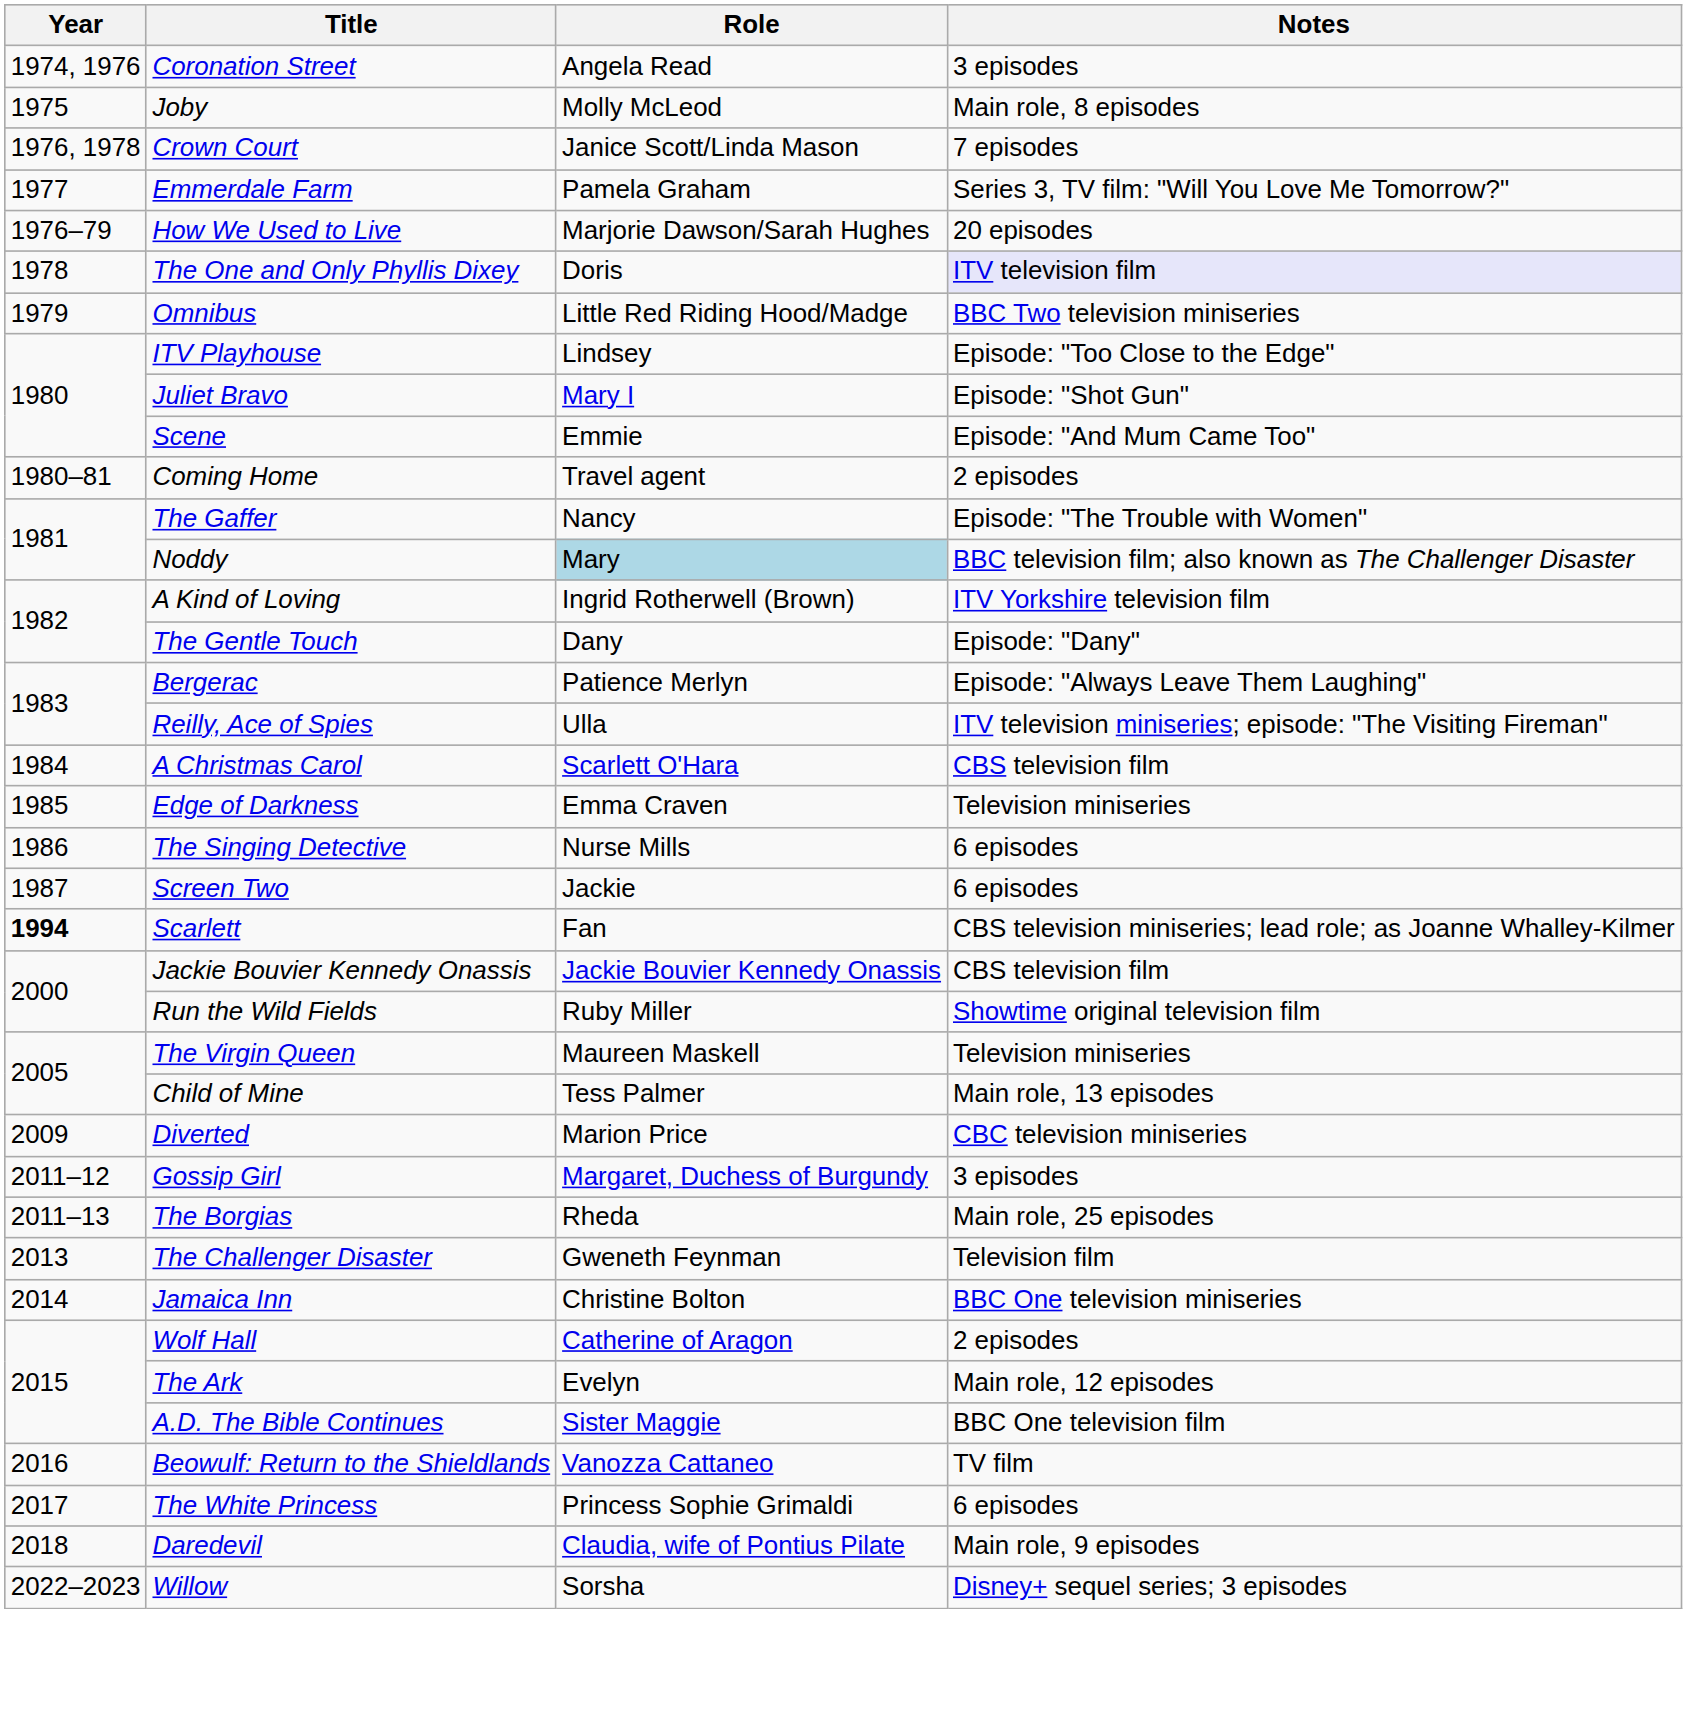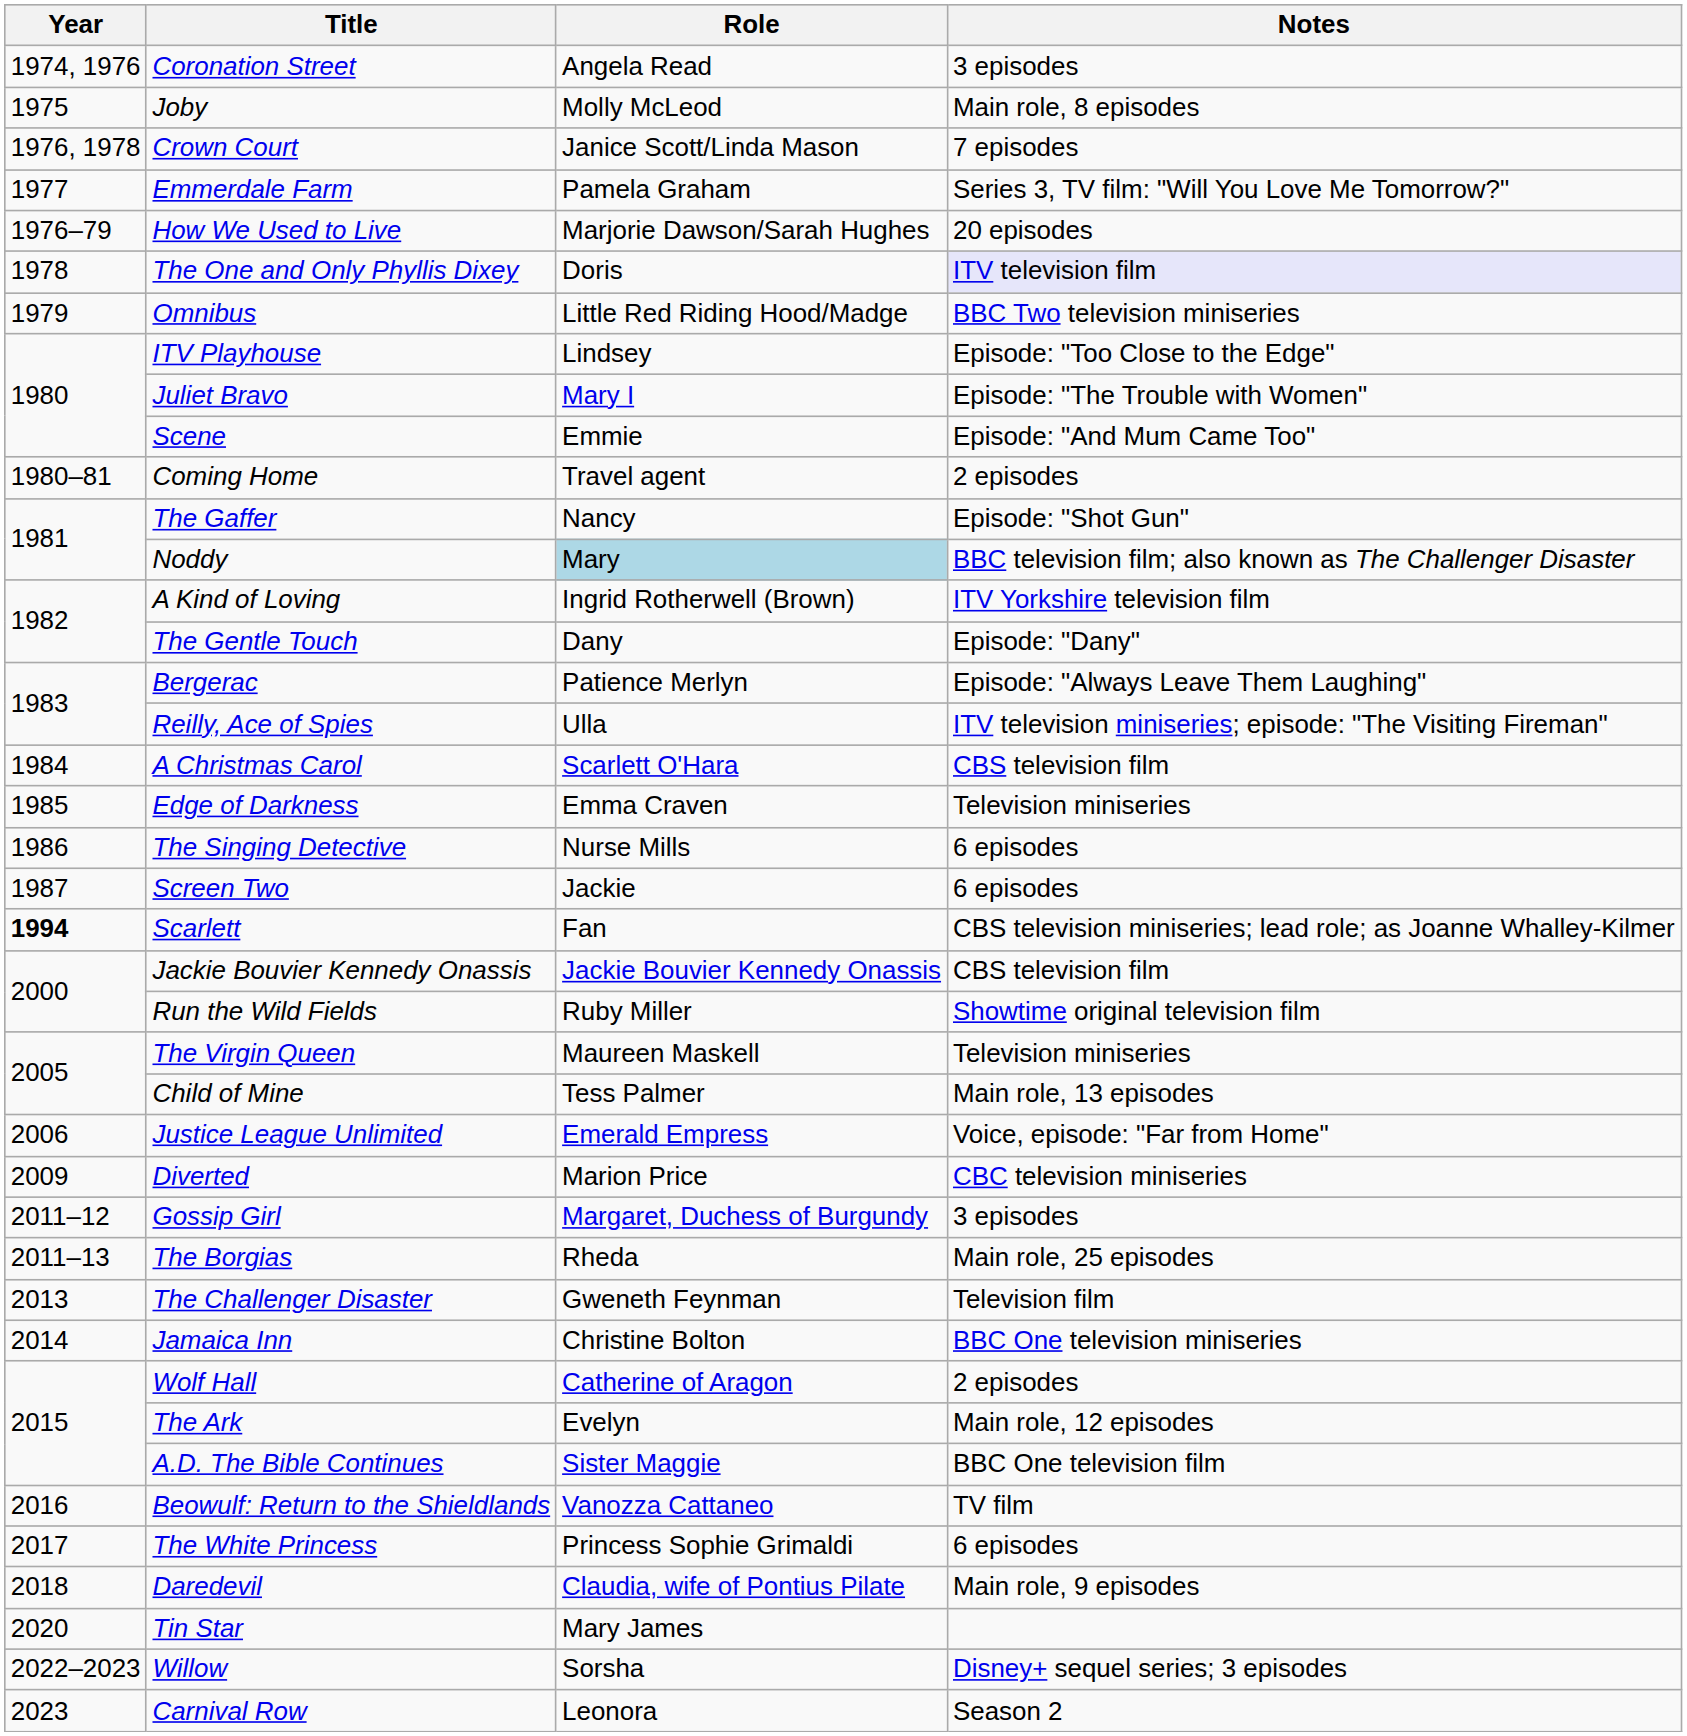(1071, 395) Episode: "Shot Gun" -> (1160, 395) Episode: "The Trouble with Women"
(1160, 518) Episode: "The Trouble with Women" -> (1071, 518) Episode: "Shot Gun"
+ row: (297, 1134)
+ row: (198, 1628)
+ row: (230, 1710)
